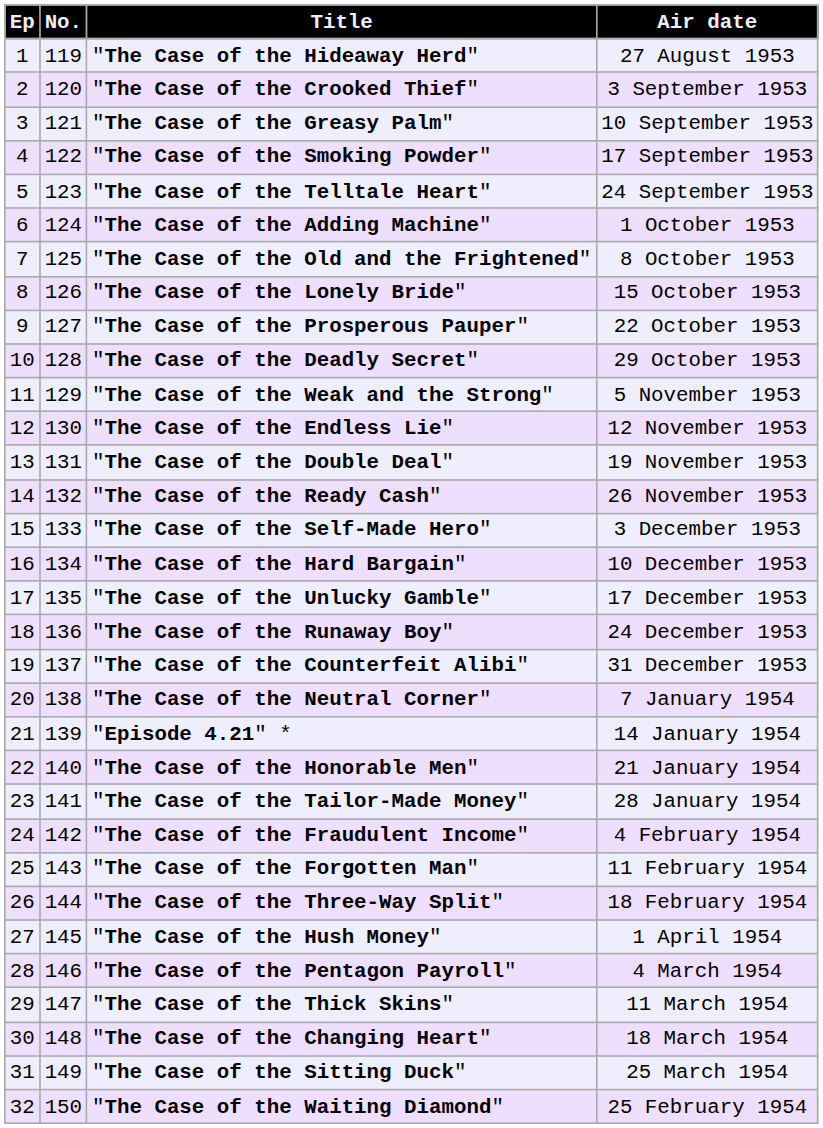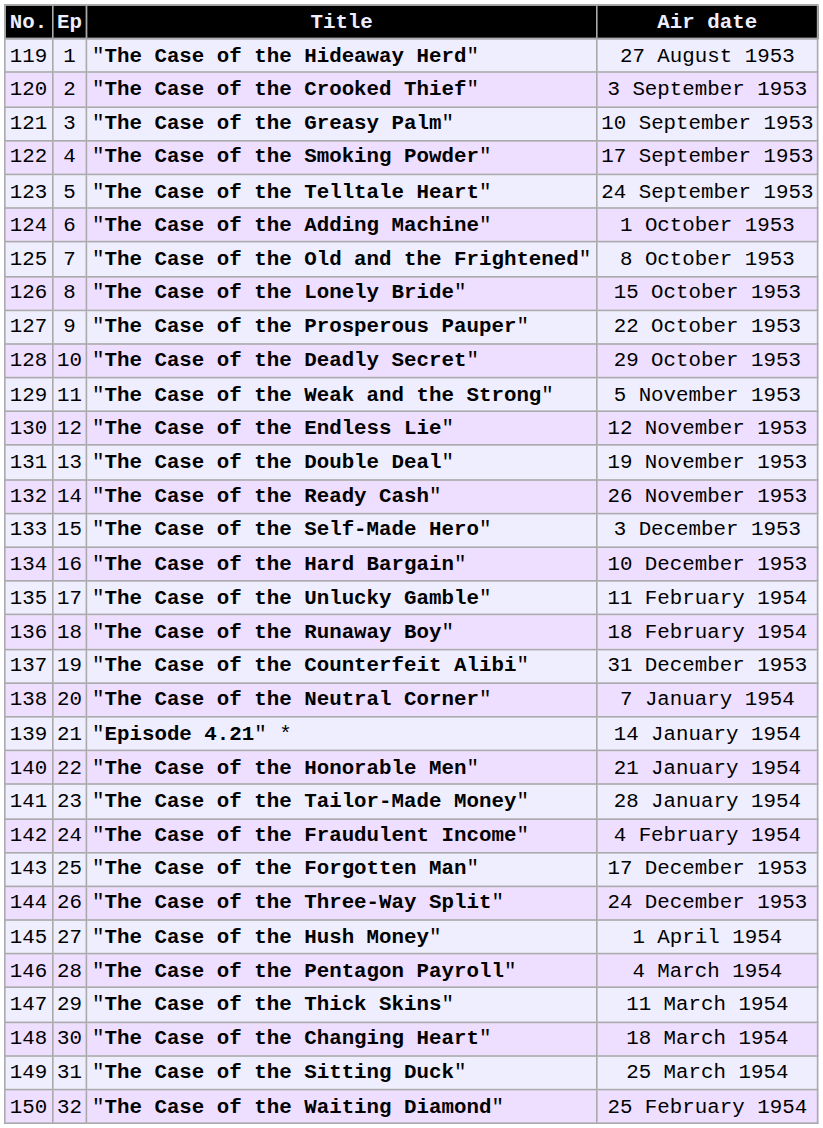columns swapped: (22, 22) <-> (63, 22)
(707, 598) 17 December 1953 -> (707, 598) 11 February 1954
(707, 632) 24 December 1953 -> (707, 632) 18 February 1954
(707, 869) 11 February 1954 -> (707, 869) 17 December 1953
(707, 903) 18 February 1954 -> (707, 903) 24 December 1953
